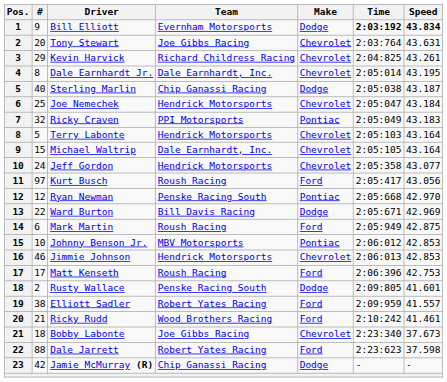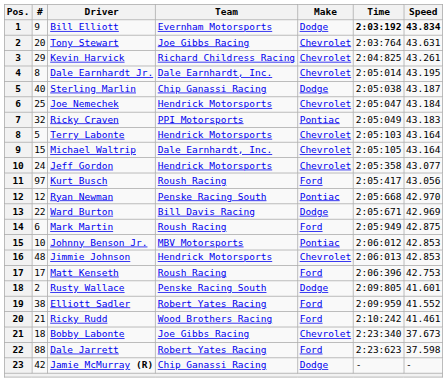(40, 258) 46 -> (40, 258) 48
(423, 304) 41.557 -> (423, 304) 41.552
